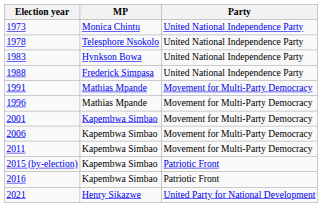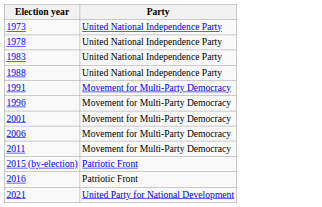- column: (121, 12)
